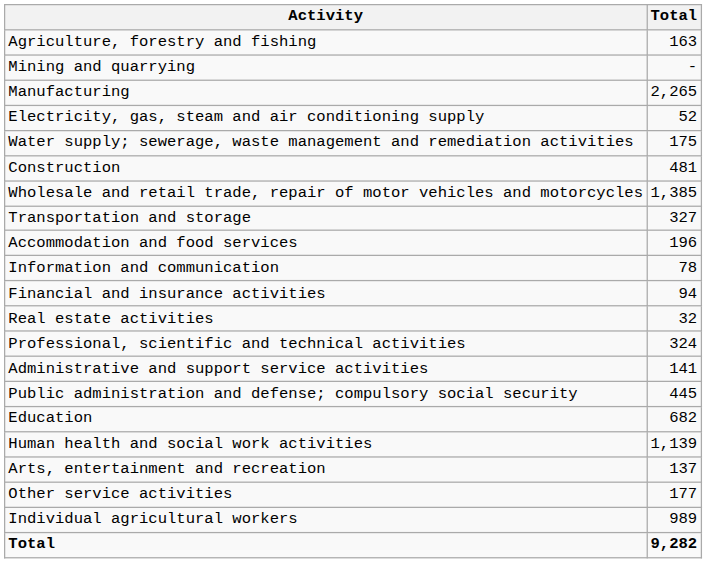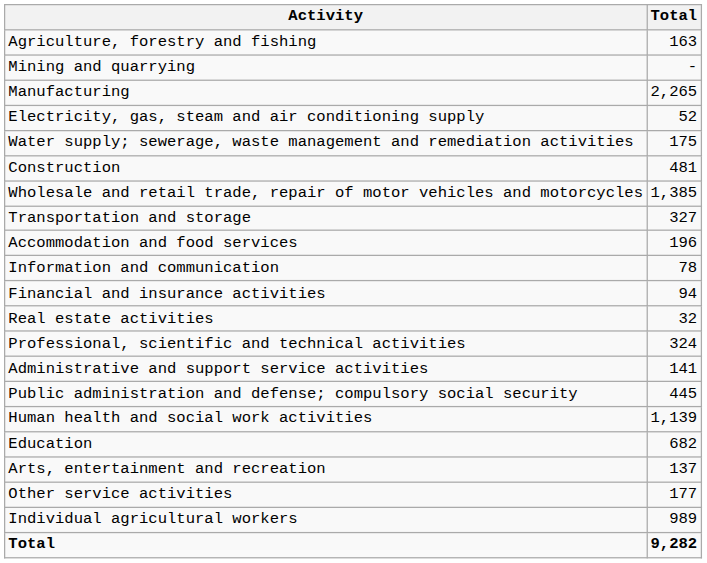rows swapped: (50, 419) <-> (190, 445)
